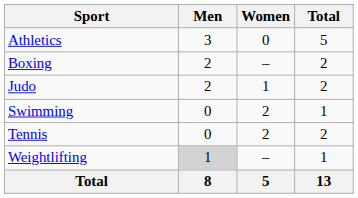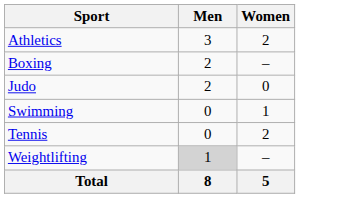- column: (324, 16)
(266, 39) 0 -> (266, 39) 2
(266, 87) 1 -> (266, 87) 0
(266, 110) 2 -> (266, 110) 1
